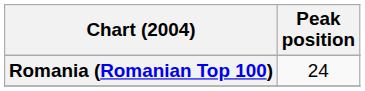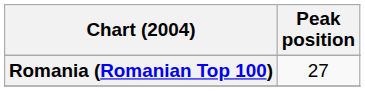(318, 70) 24 -> (318, 70) 27
